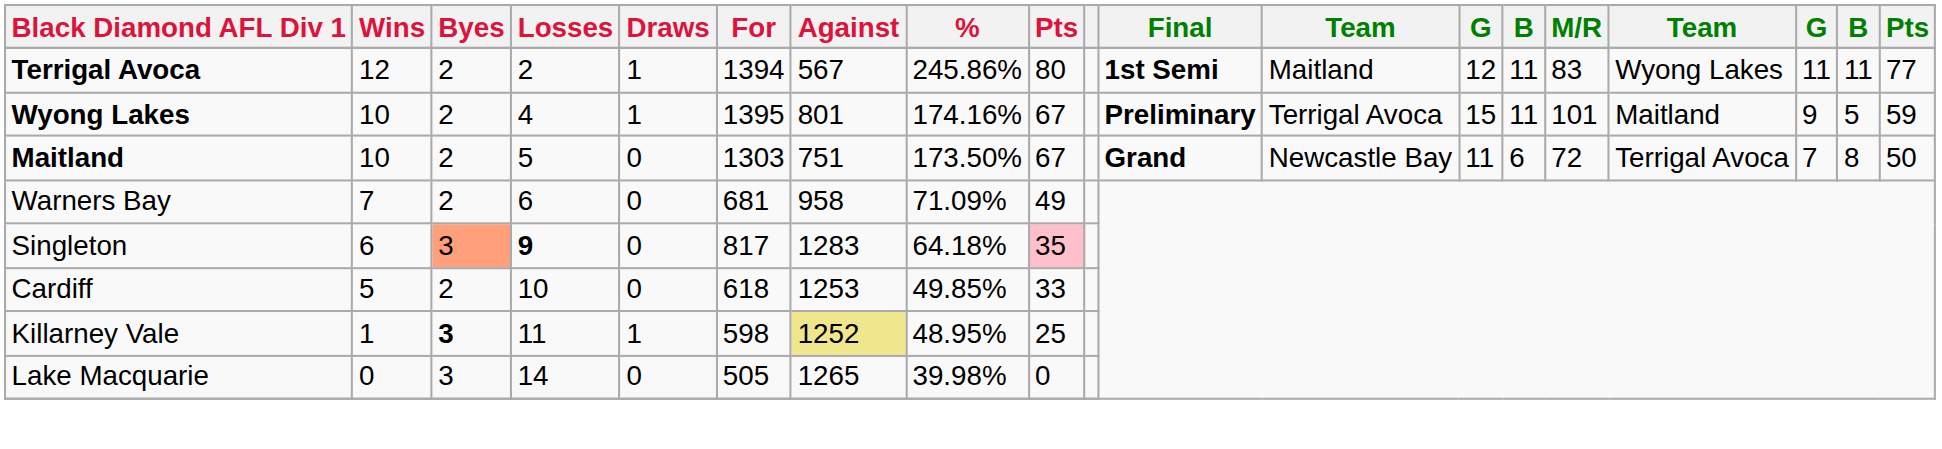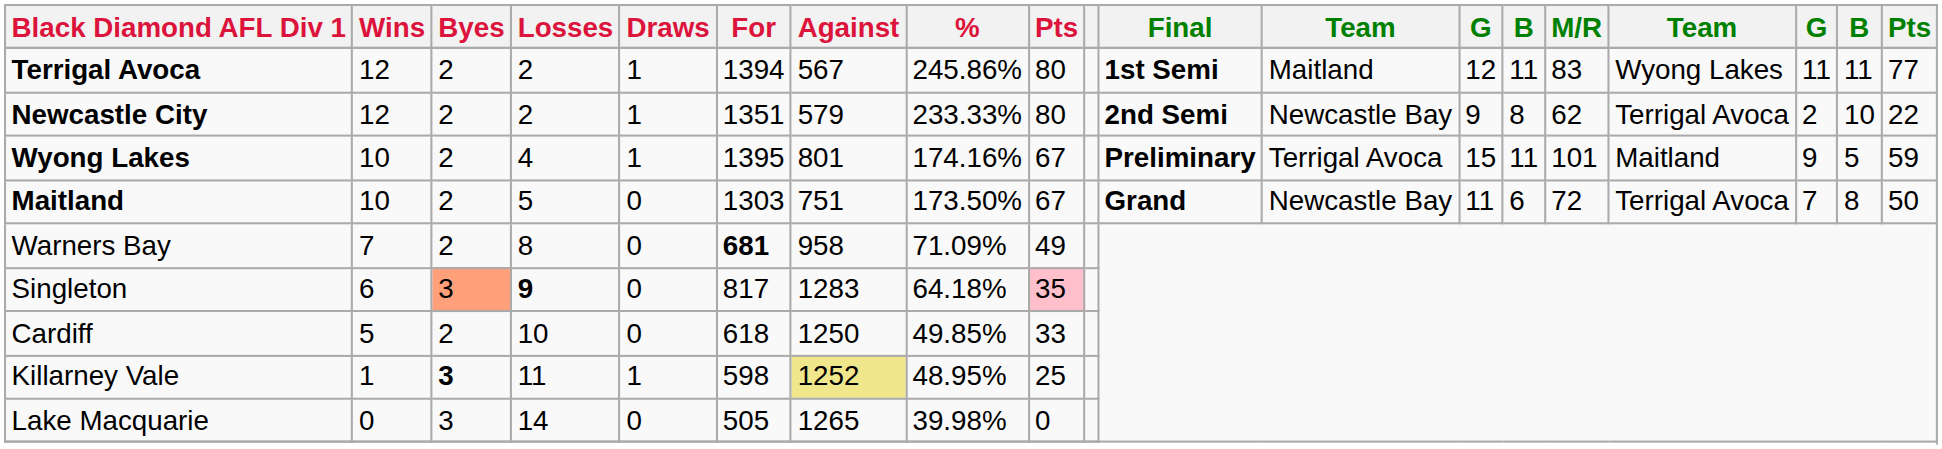+ row: (109, 114)
(525, 201) 6 -> (525, 245) 8
(746, 201) normal -> (746, 245) bold
(829, 289) 1253 -> (829, 333) 1250
